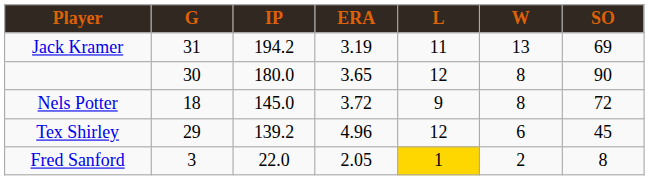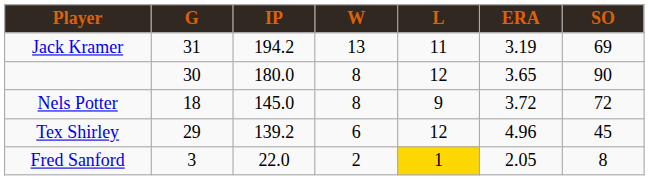columns swapped: (521, 18) <-> (356, 18)
